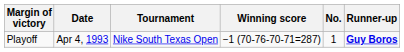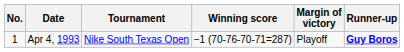columns swapped: (334, 18) <-> (29, 18)
